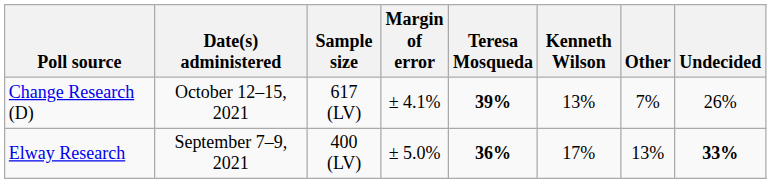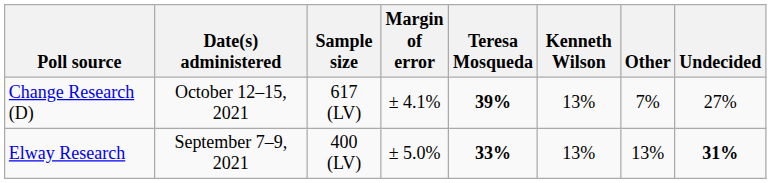(720, 102) 26% -> (720, 102) 27%
(493, 153) 36% -> (493, 153) 33%
(579, 153) 17% -> (579, 153) 13%
(720, 153) 33% -> (720, 153) 31%
